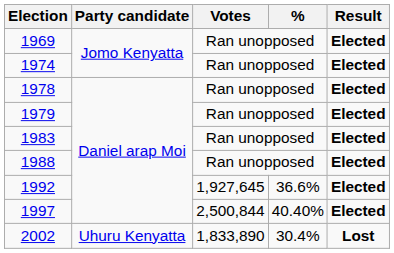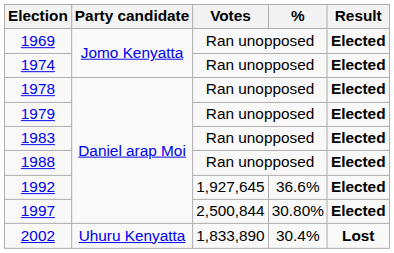(298, 211) 40.40% -> (298, 211) 30.80%
